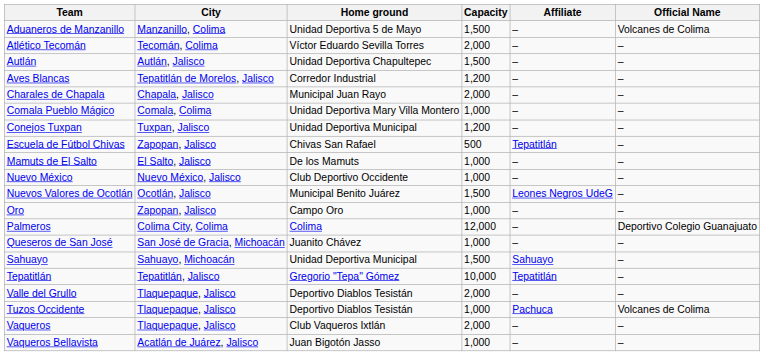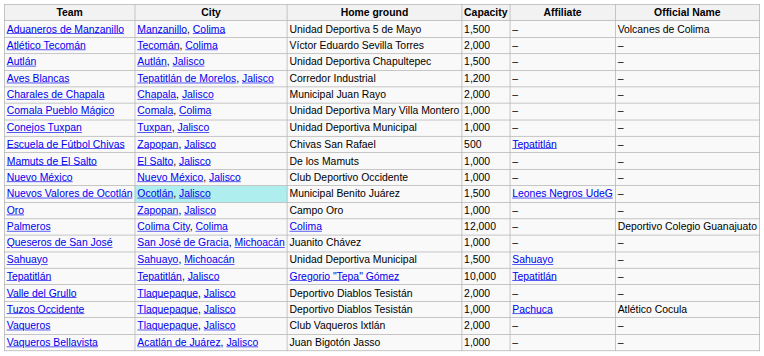(477, 128) 1,200 -> (477, 128) 1,000
(174, 194) no background -> (174, 194) paleturquoise background
(664, 309) Volcanes de Colima -> (652, 309) Atlético Cocula
